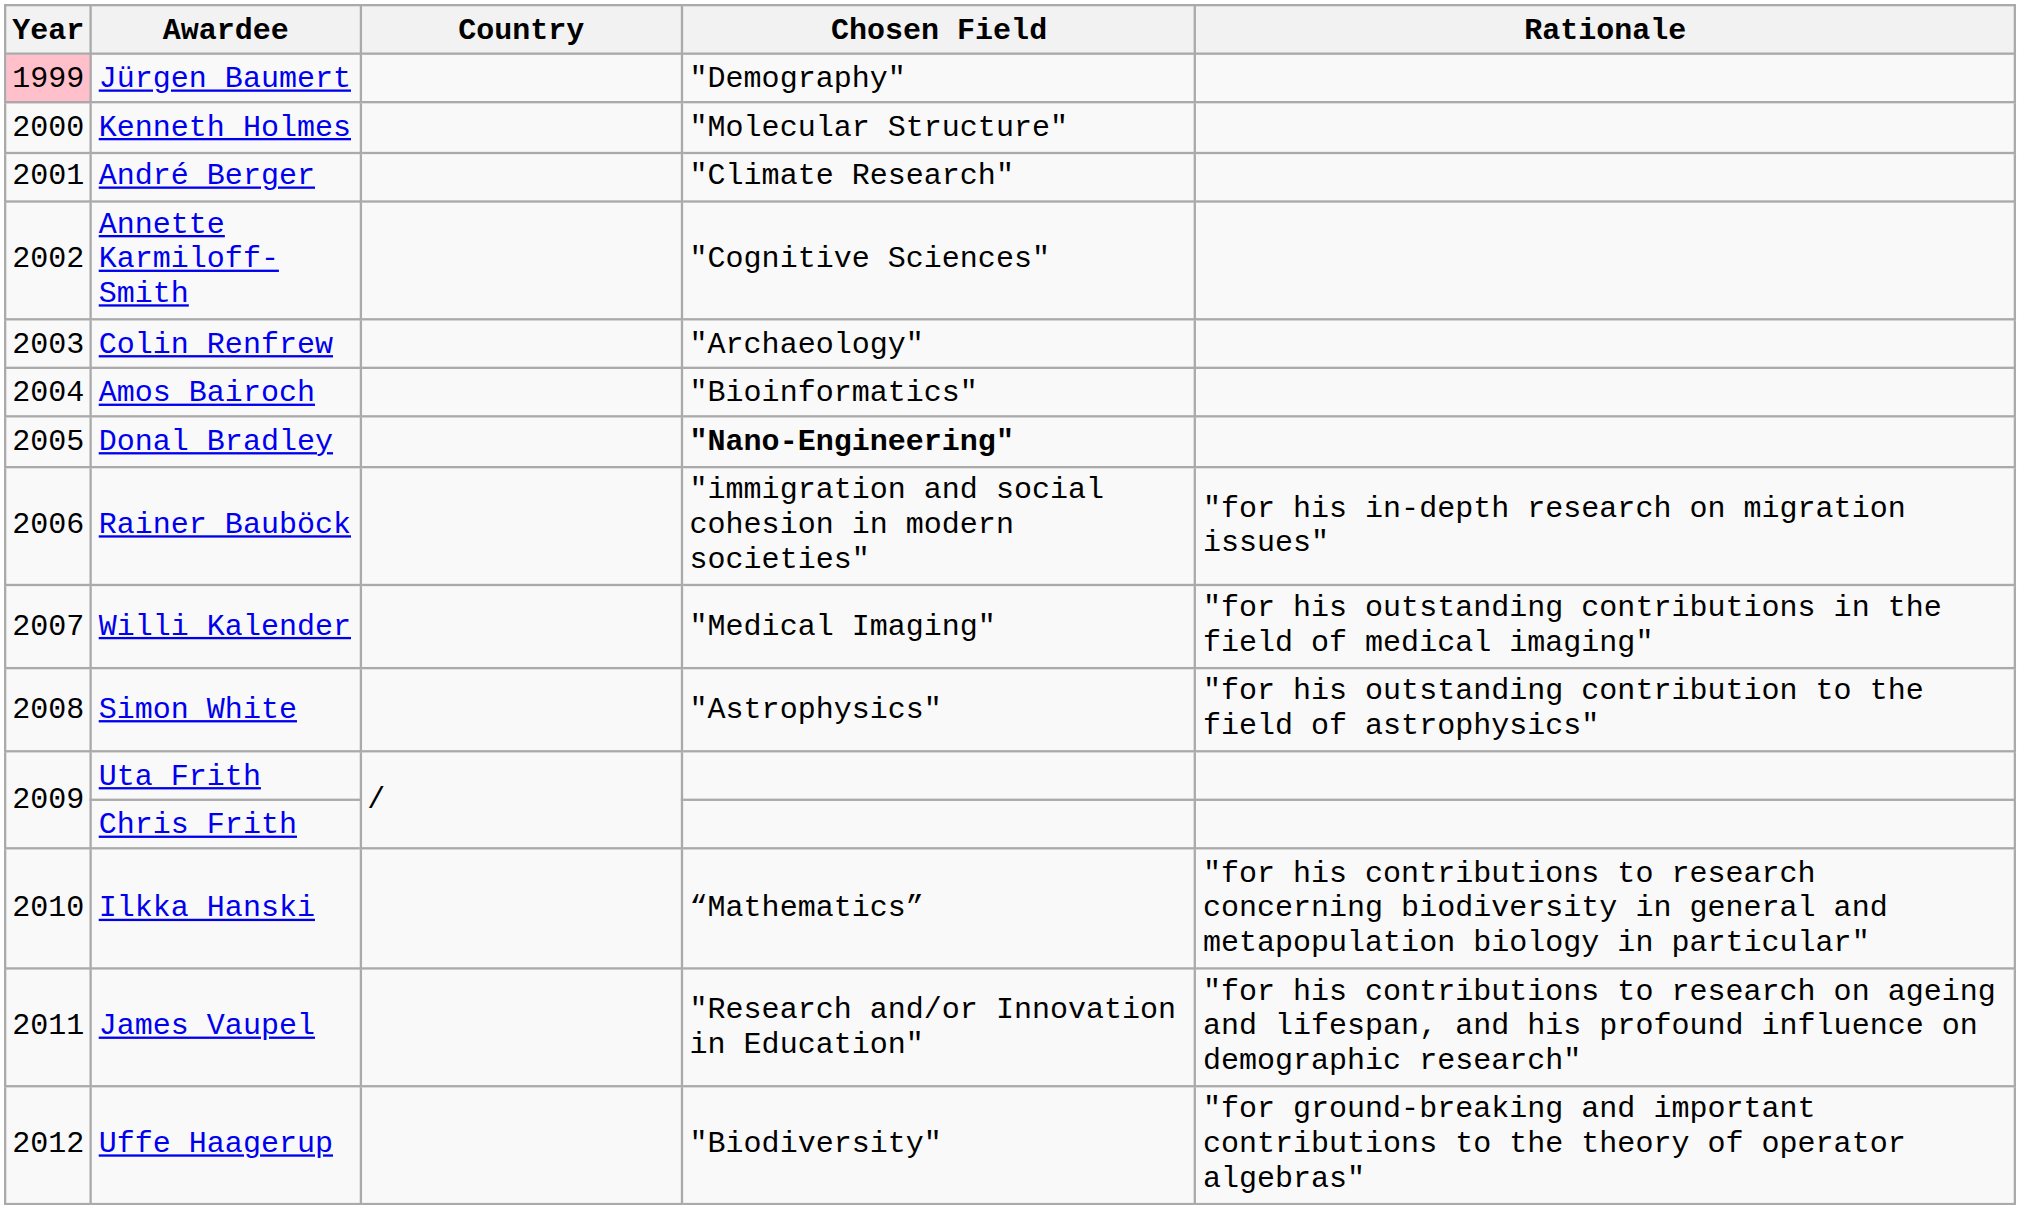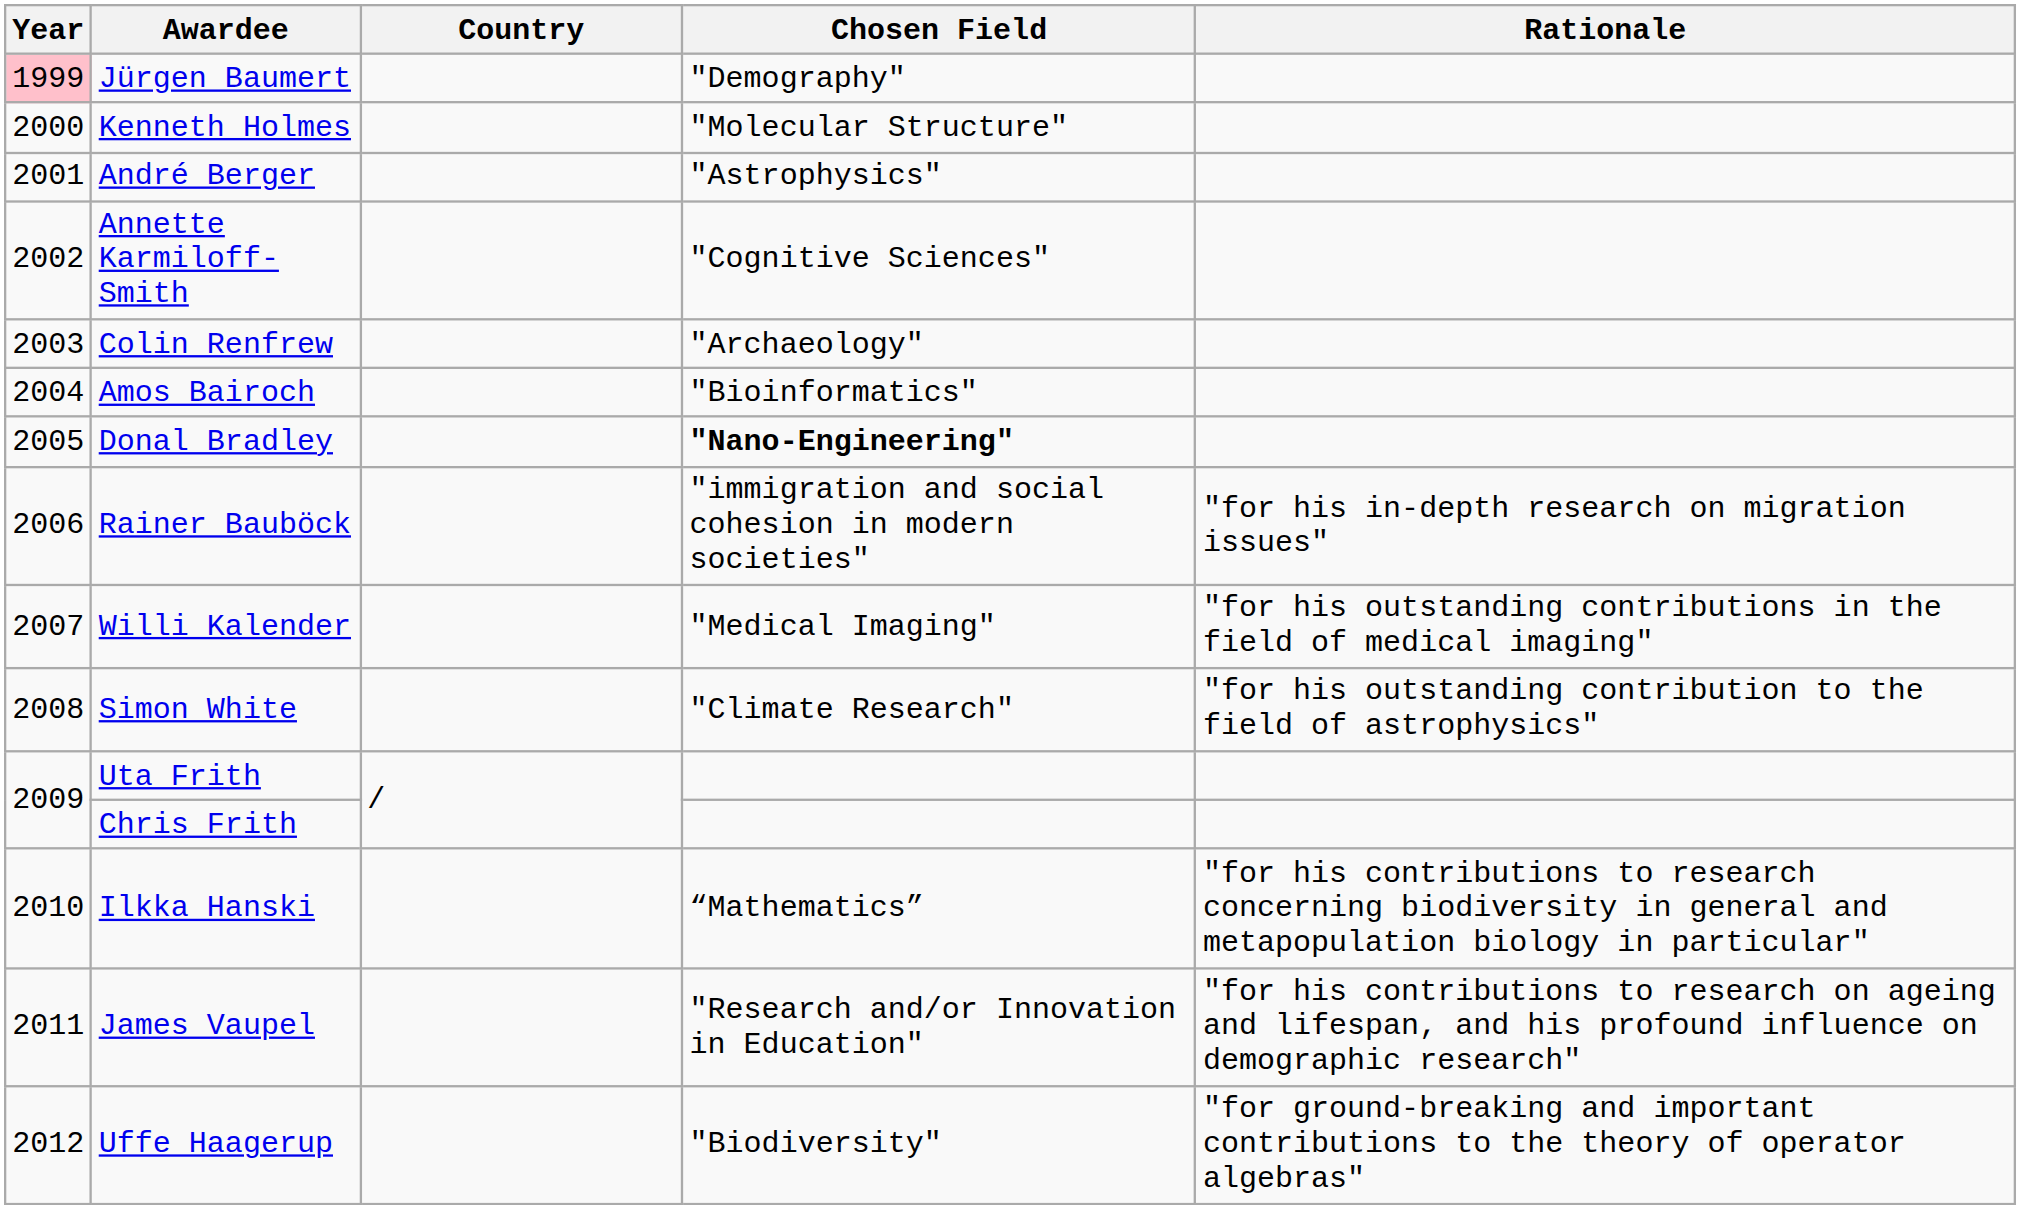(852, 176) "Climate Research" -> (816, 176) "Astrophysics"
(816, 710) "Astrophysics" -> (852, 710) "Climate Research"
